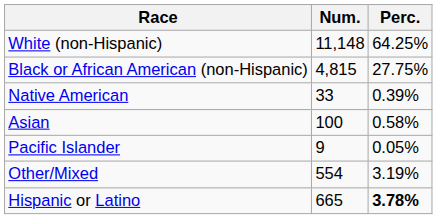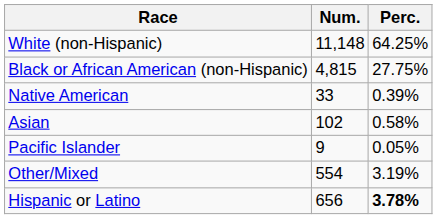(329, 122) 100 -> (329, 122) 102
(329, 200) 665 -> (329, 200) 656
